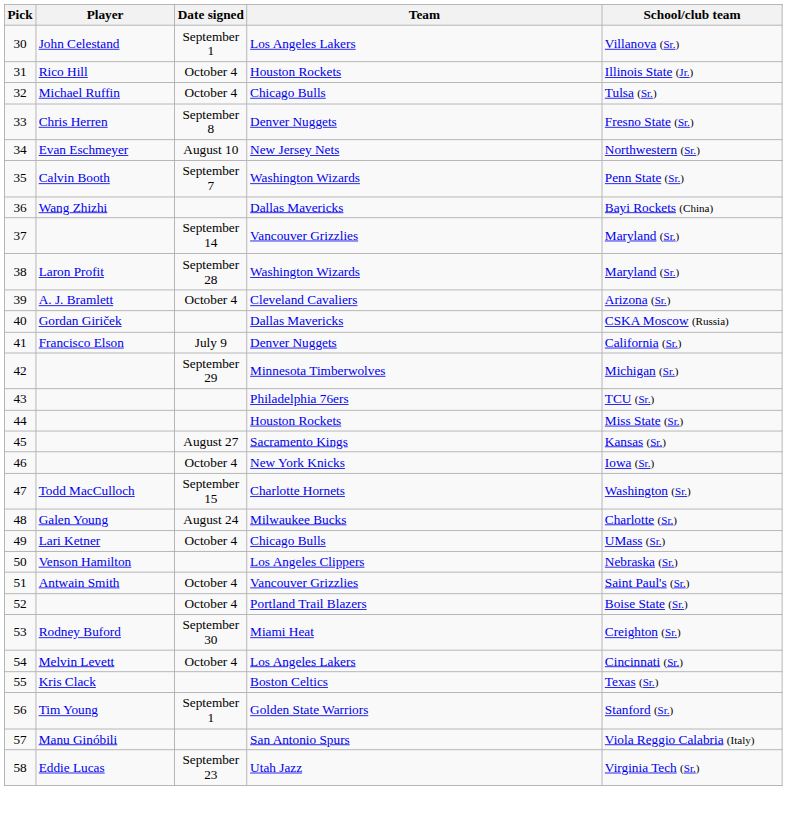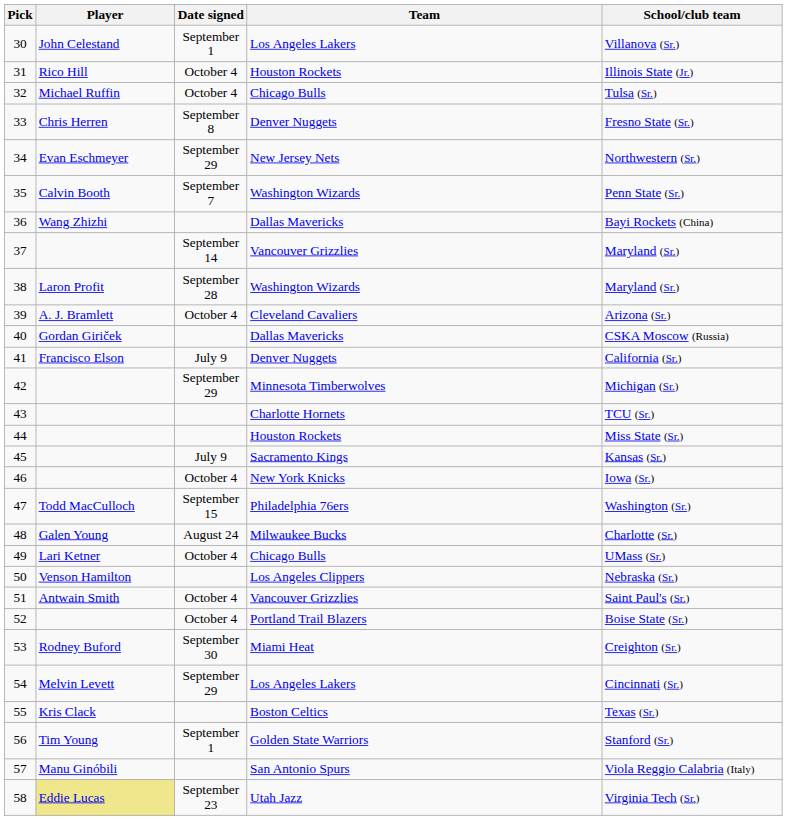(211, 150) August 10 -> (211, 157) September 29
(299, 399) Philadelphia 76ers -> (298, 414) Charlotte Hornets
(211, 441) August 27 -> (211, 456) July 9
(298, 491) Charlotte Hornets -> (299, 506) Philadelphia 76ers
(211, 661) October 4 -> (211, 683) September 29
(72, 767) no background -> (72, 797) khaki background
